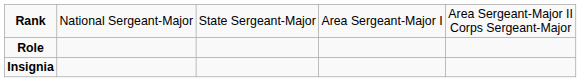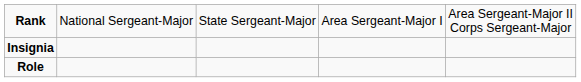rows swapped: (30, 67) <-> (30, 47)
